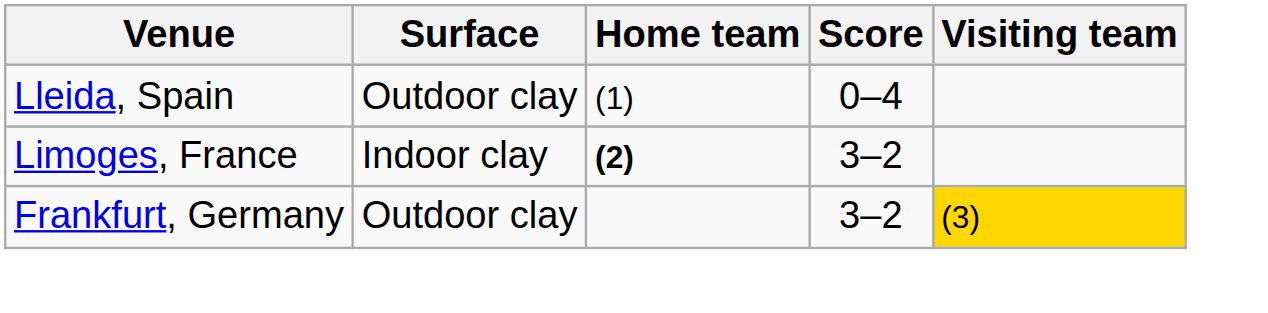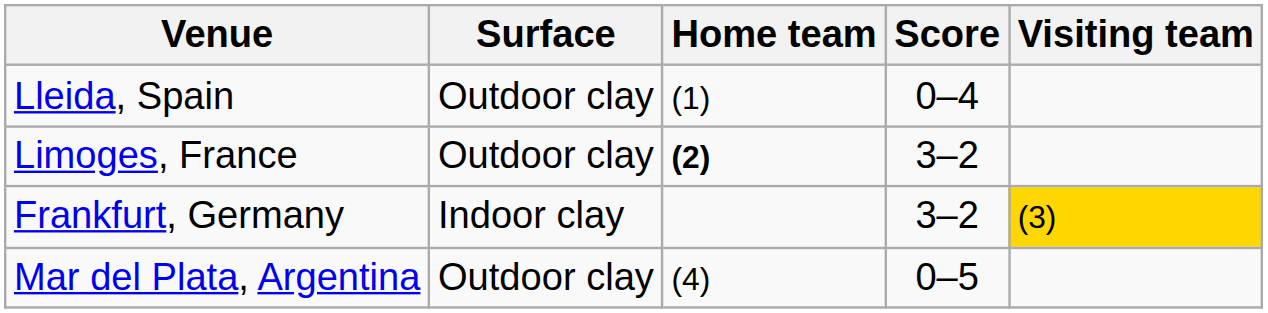(455, 155) Indoor clay -> (546, 155) Outdoor clay
(470, 215) Outdoor clay -> (531, 215) Indoor clay
+ row: (217, 276)
